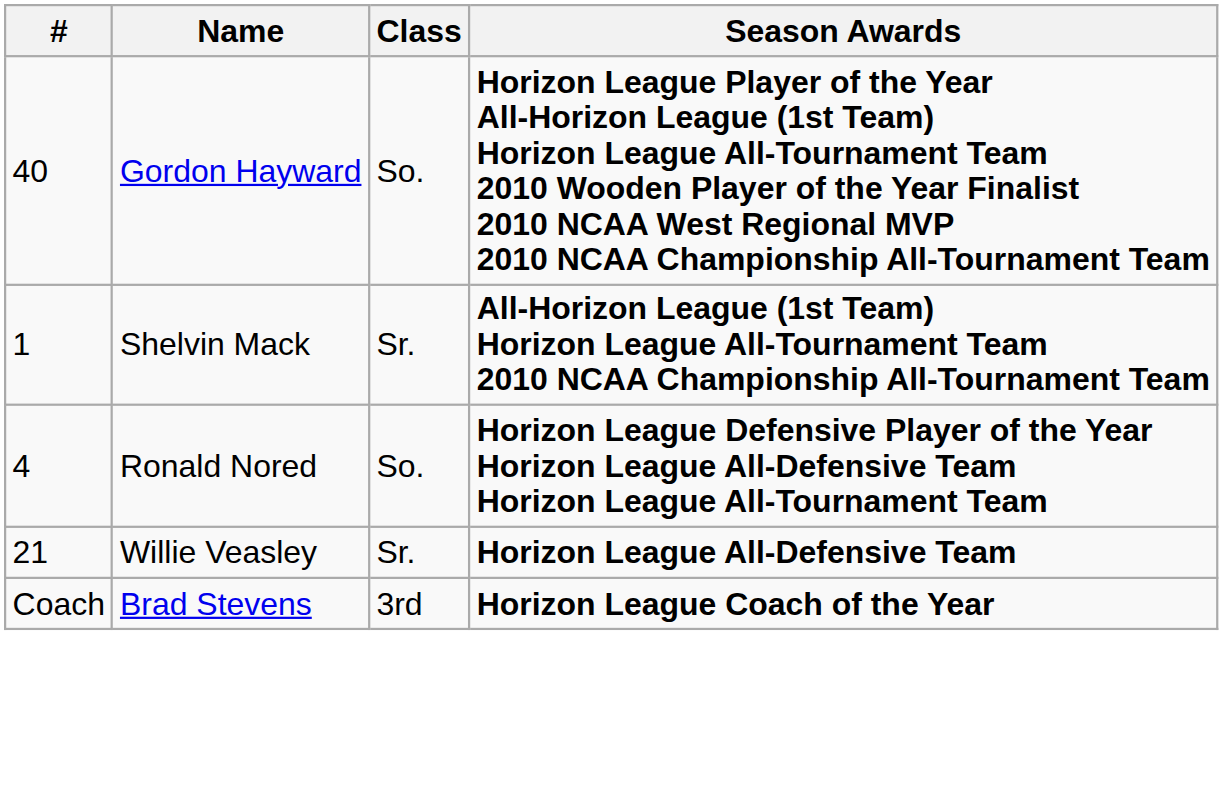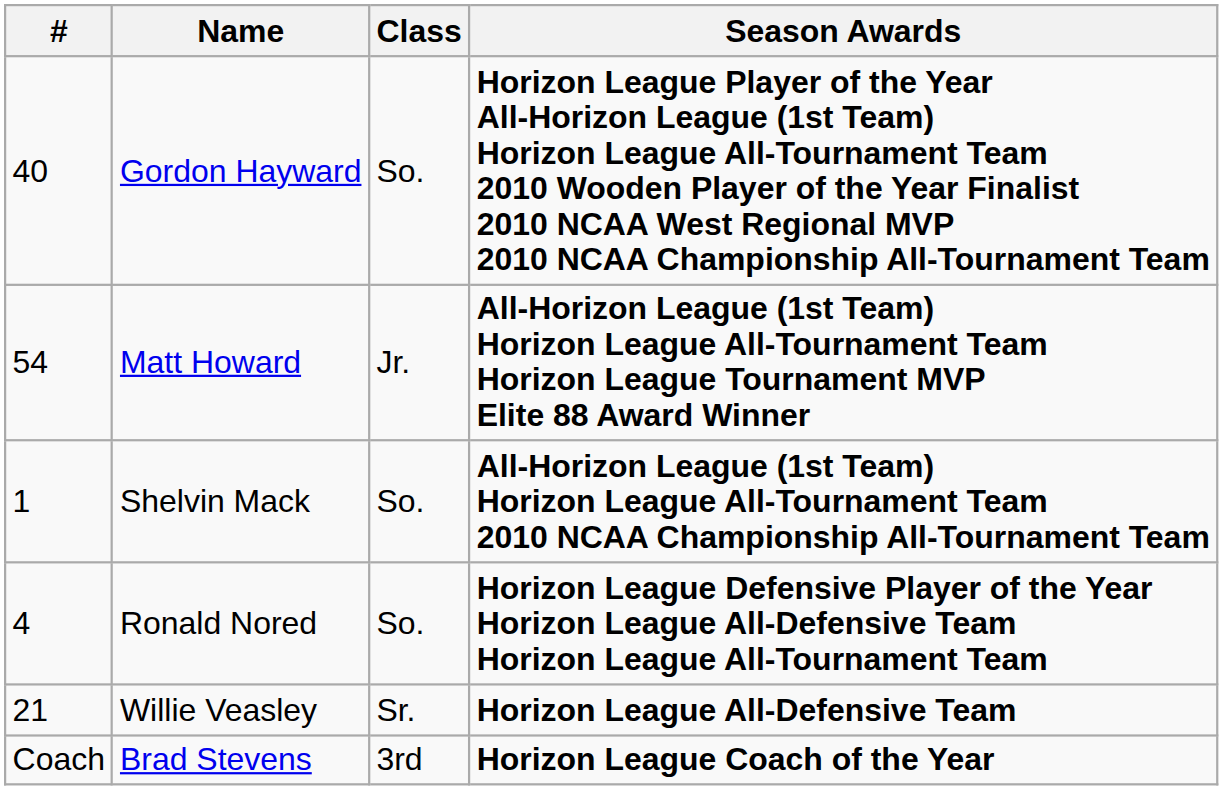+ row: (211, 363)
(396, 345) Sr. -> (400, 502) So.
